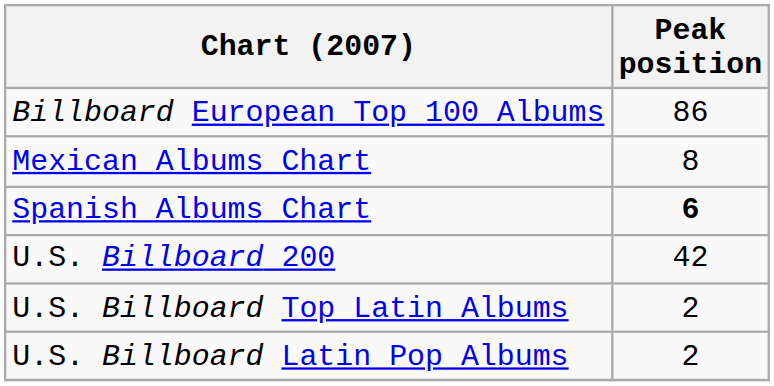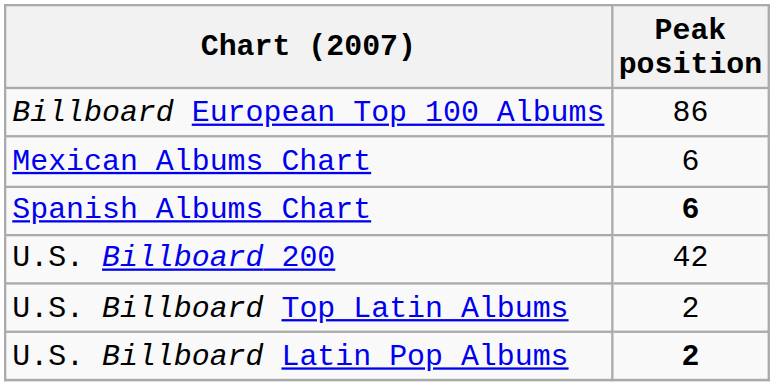(690, 161) 8 -> (690, 161) 6
(690, 356) normal -> (690, 356) bold
